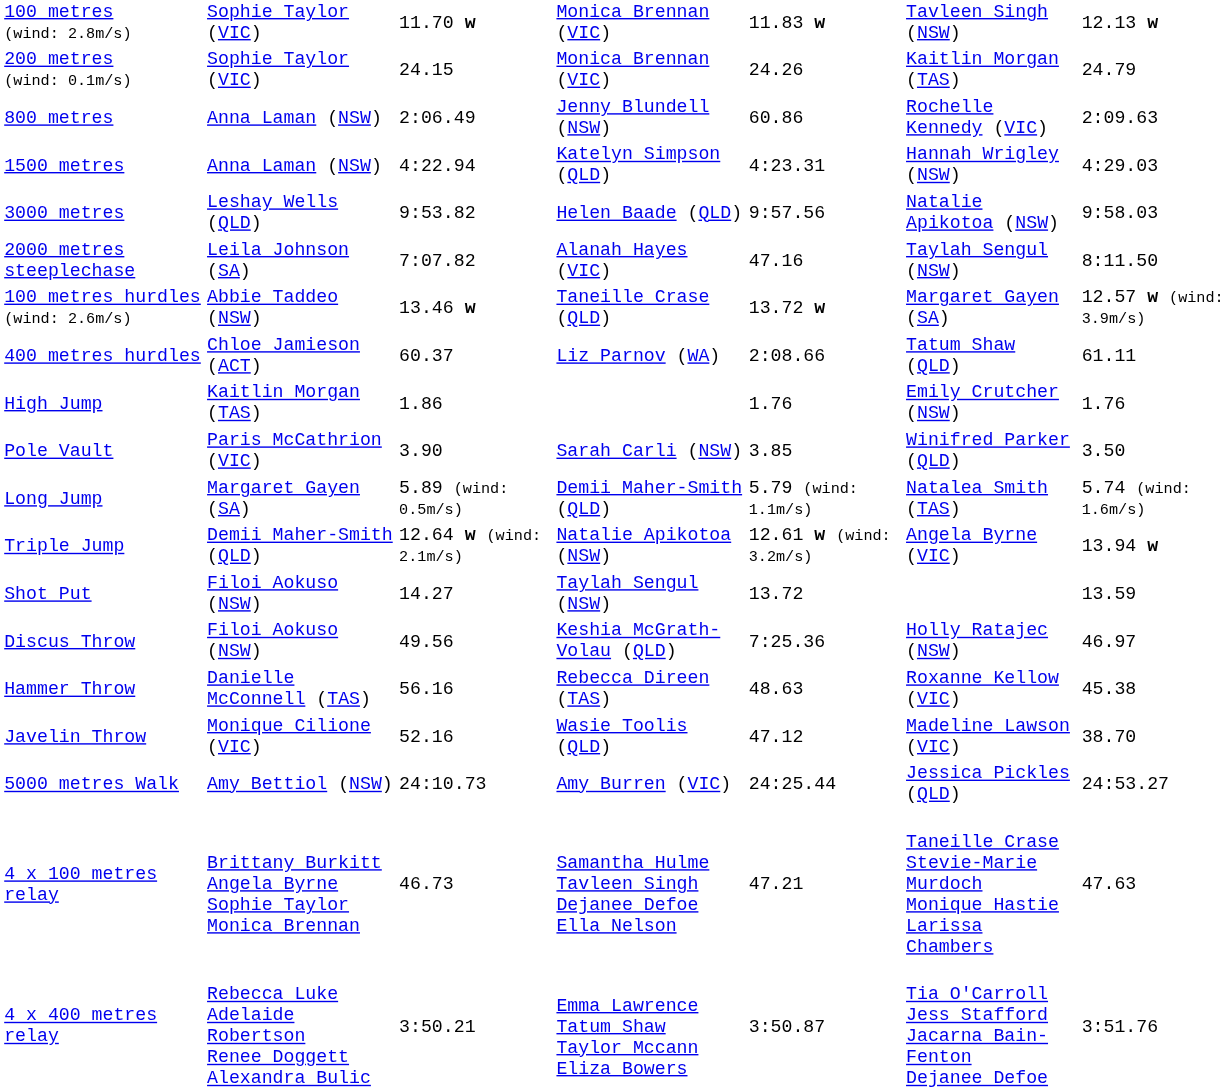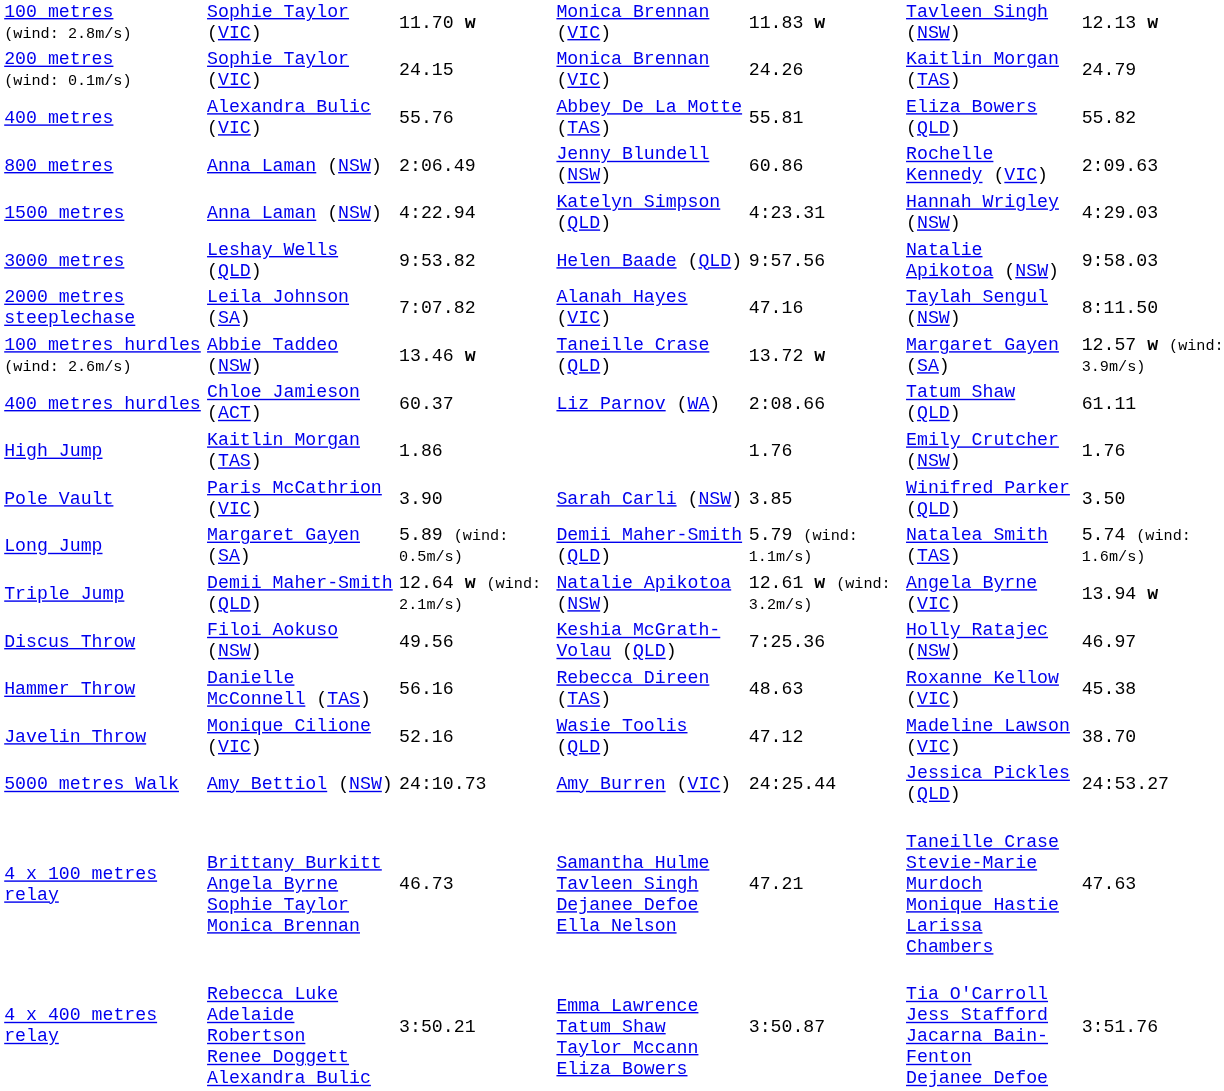+ row: (59, 117)
- row: (48, 593)
